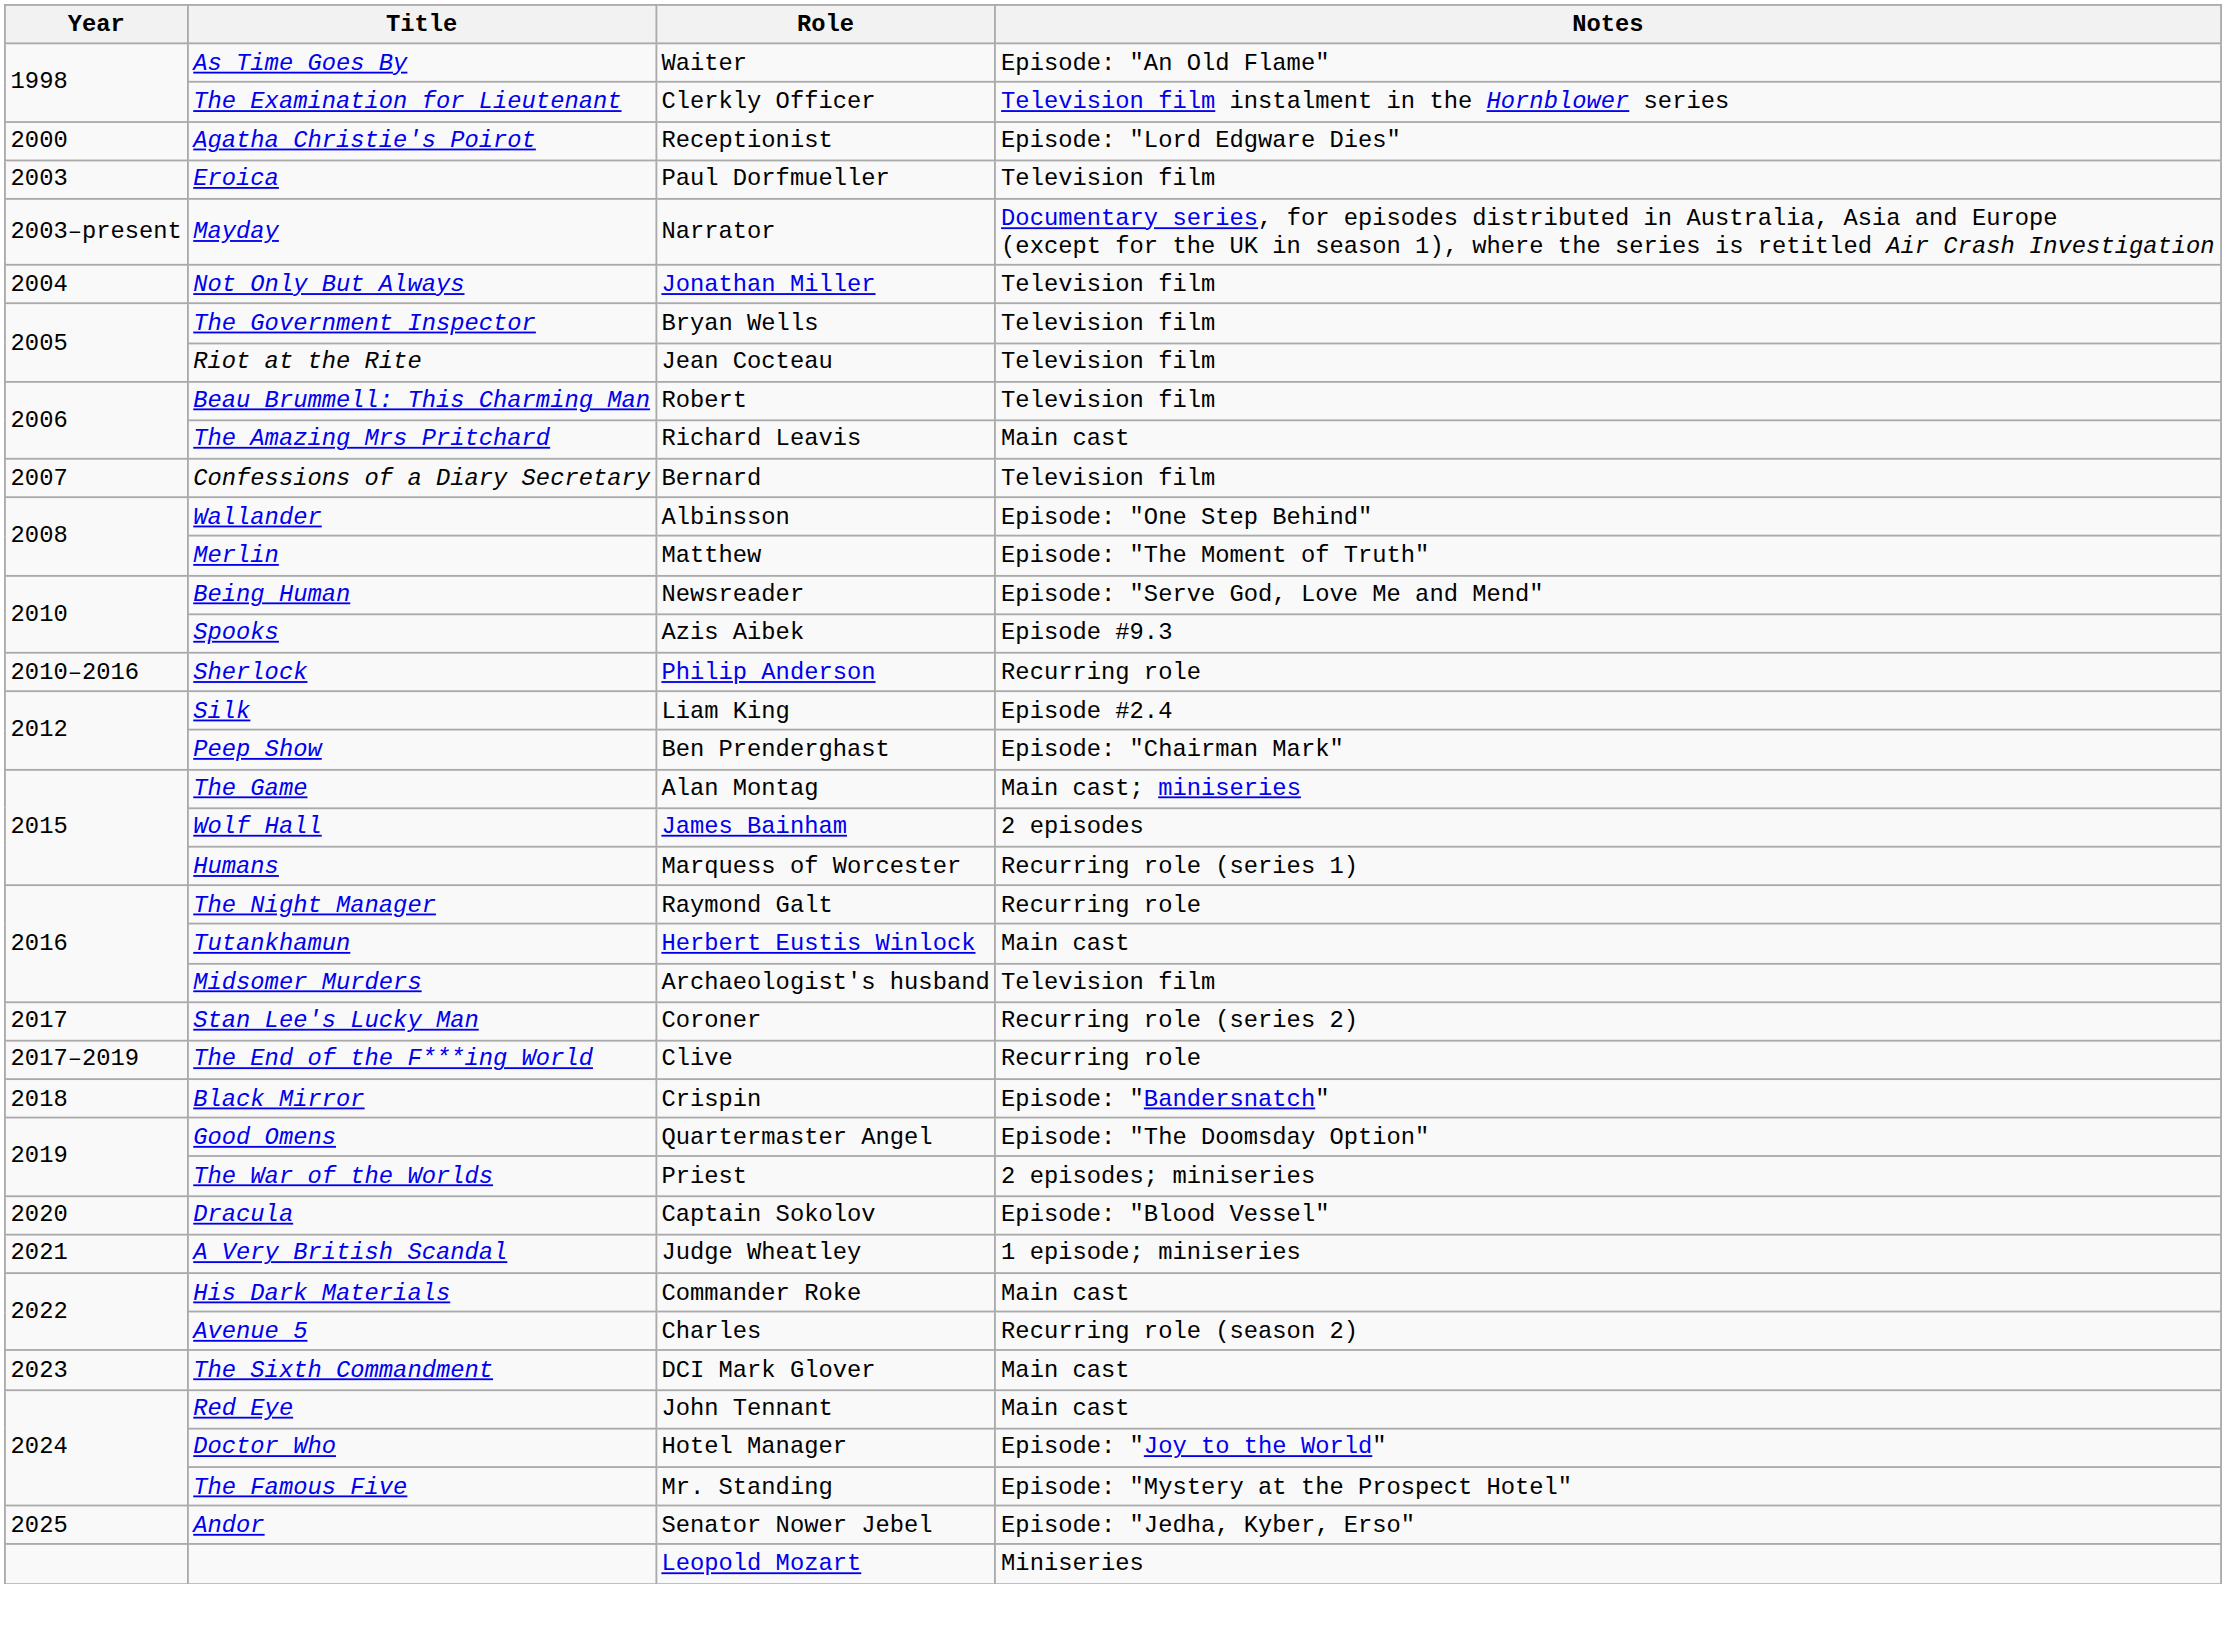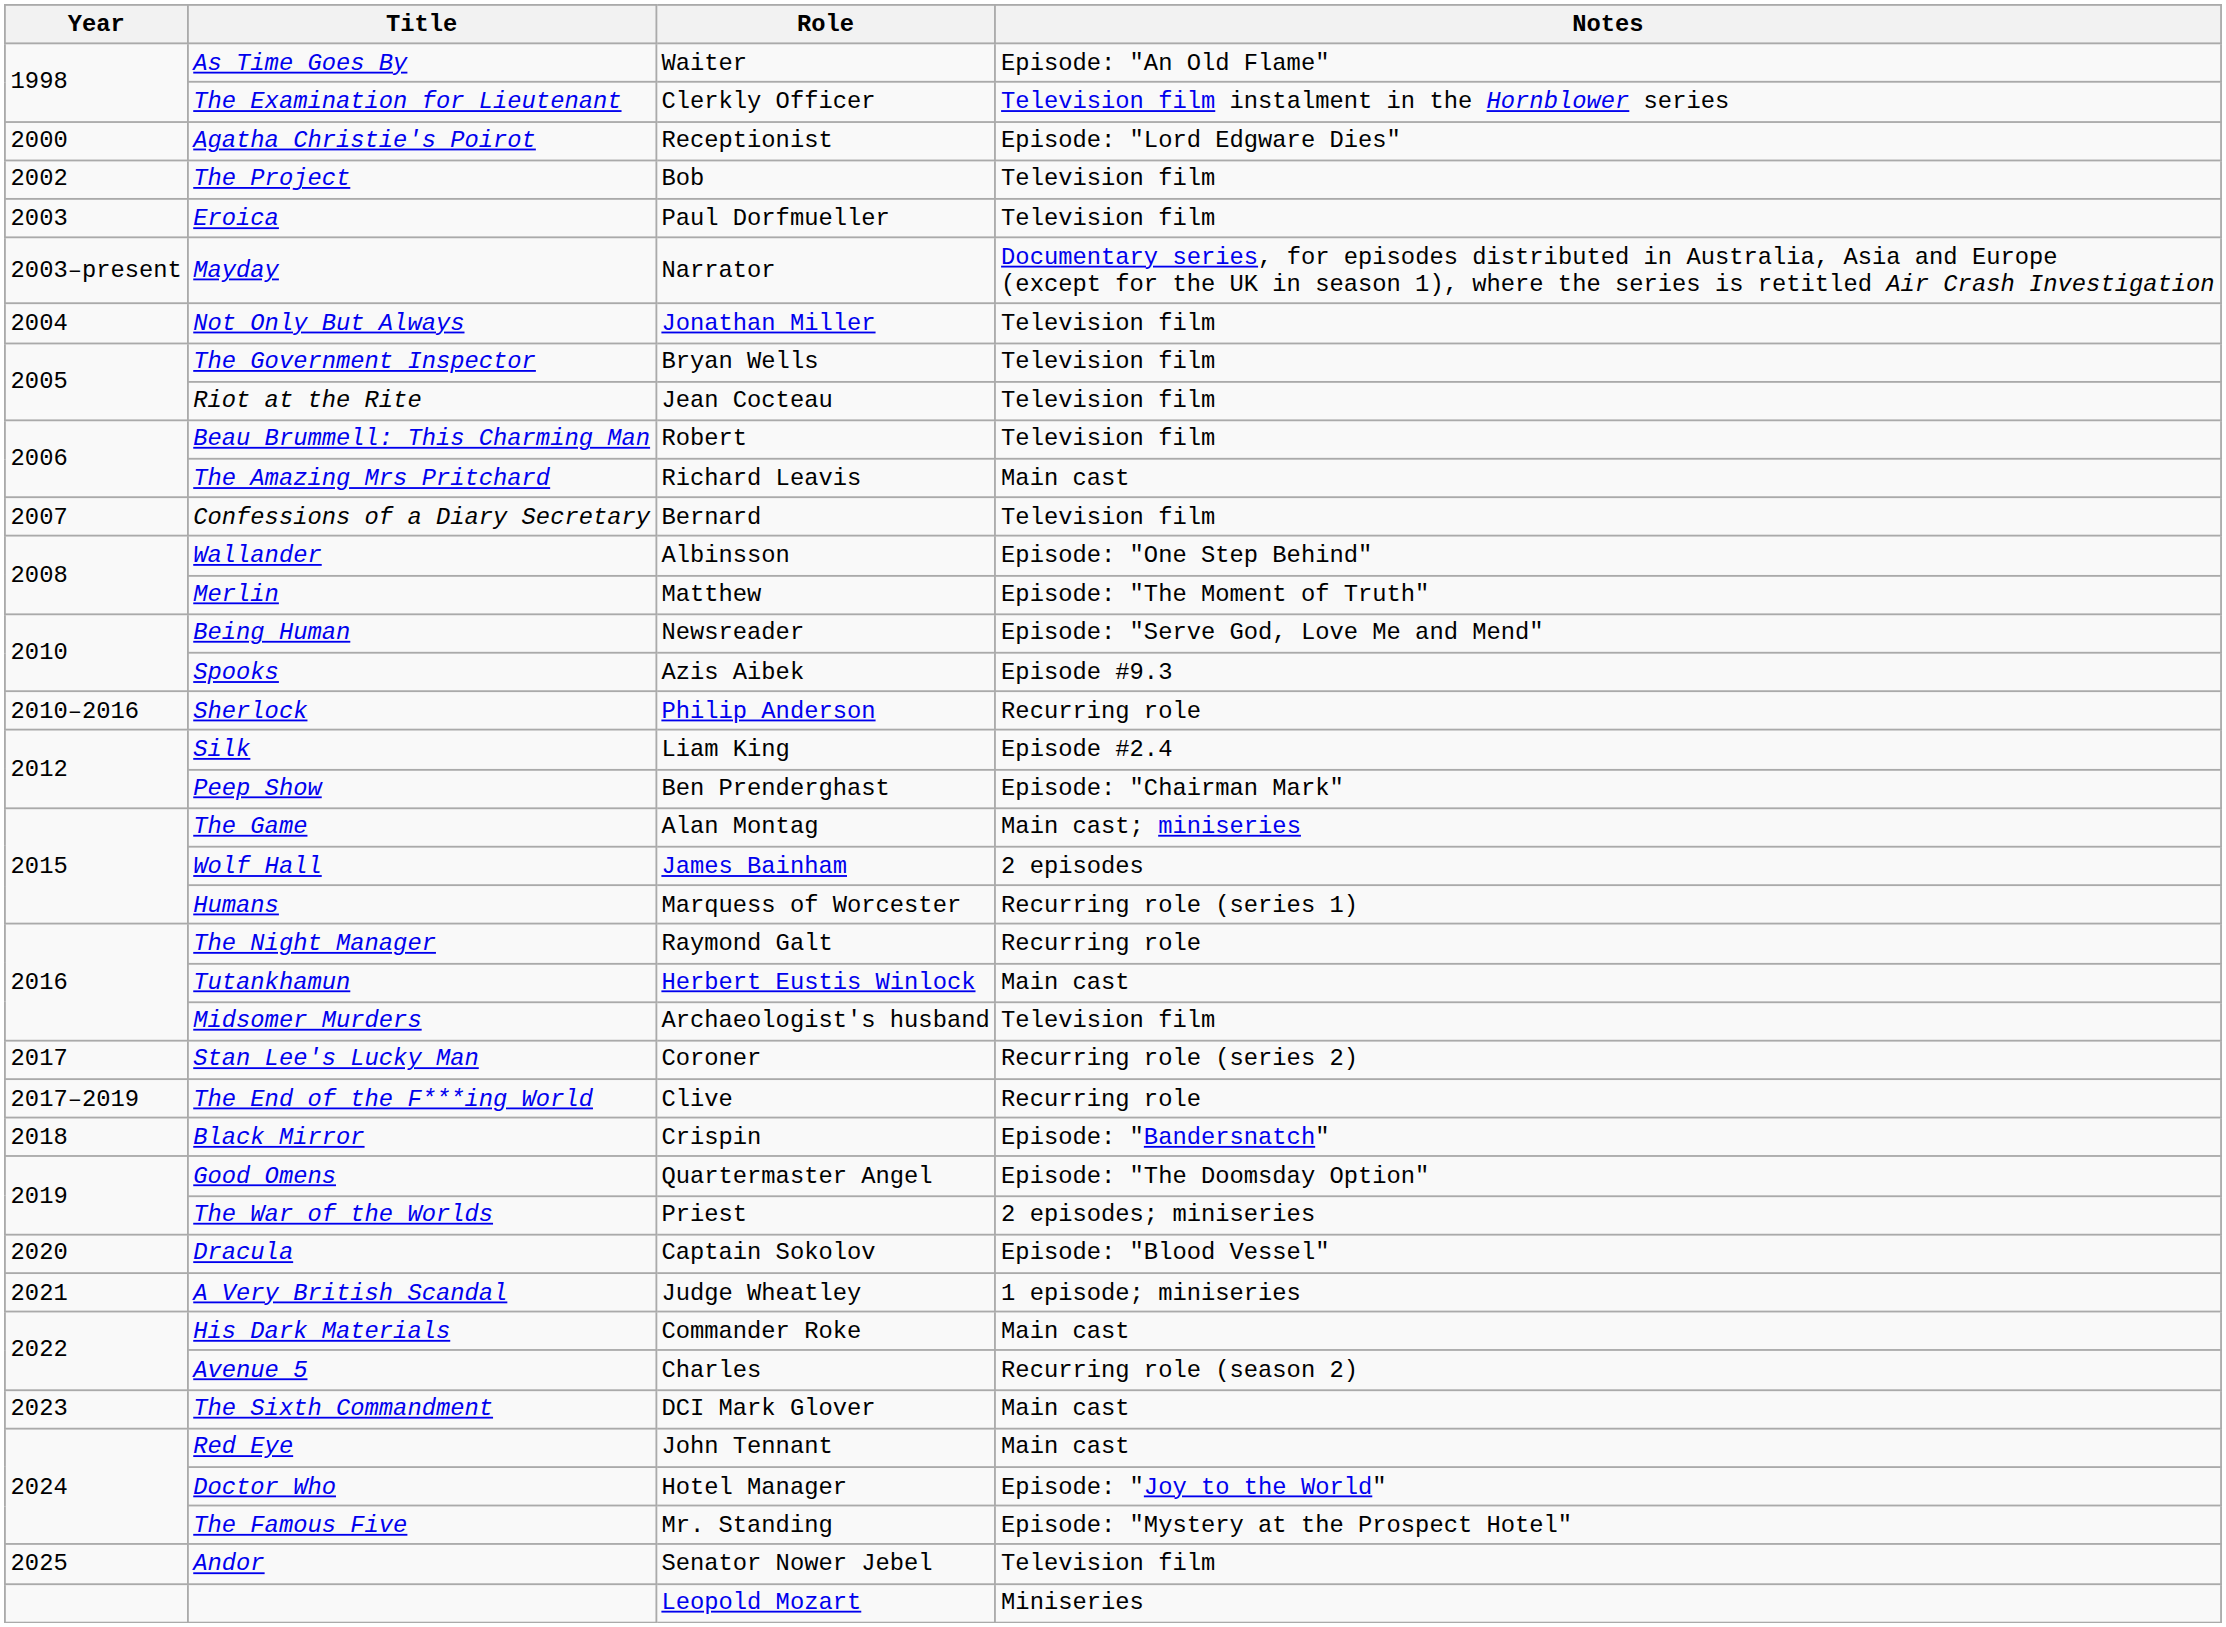+ row: (272, 179)
(1208, 1525) Episode: "Jedha, Kyber, Erso" -> (1108, 1564) Television film
